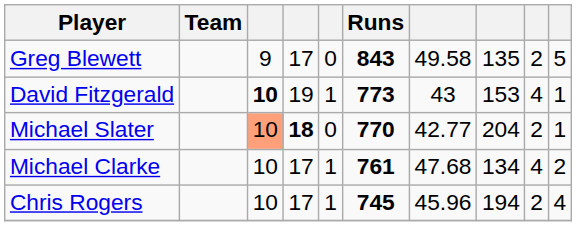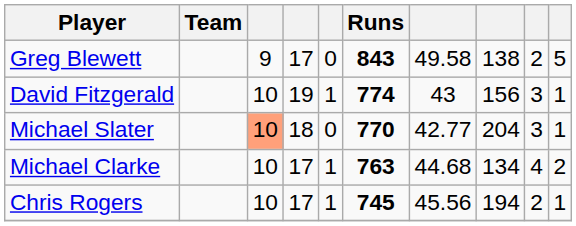(501, 58) 135 -> (501, 58) 138
(265, 94) bold -> (265, 94) normal
(376, 94) 773 -> (376, 94) 774
(501, 94) 153 -> (501, 94) 156
(537, 94) 4 -> (537, 94) 3
(301, 130) bold -> (301, 130) normal
(537, 130) 2 -> (537, 130) 3
(376, 166) 761 -> (376, 166) 763
(443, 166) 47.68 -> (443, 166) 44.68
(443, 202) 45.96 -> (443, 202) 45.56
(560, 202) 4 -> (560, 202) 1
